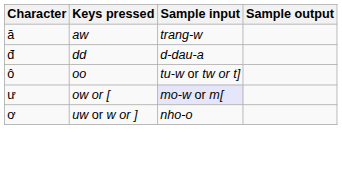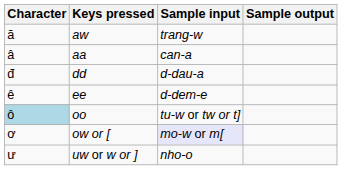+ row: (79, 54)
+ row: (79, 94)
(11, 74) no background -> (11, 114) lightblue background
(12, 94) ư -> (11, 134) ơ
(11, 114) ơ -> (12, 154) ư
